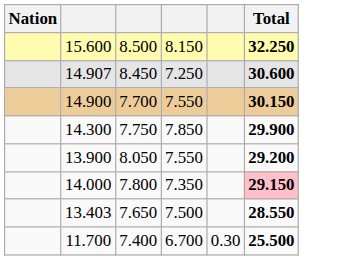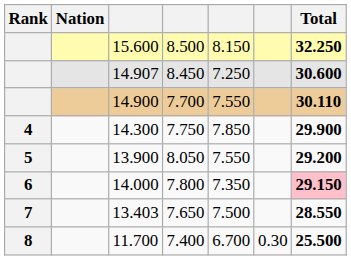+ column: (28, 18)
(271, 102) 30.150 -> (319, 102) 30.110
